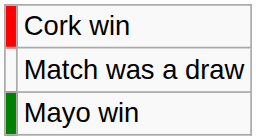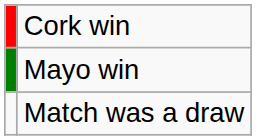rows swapped: (82, 112) <-> (134, 69)
